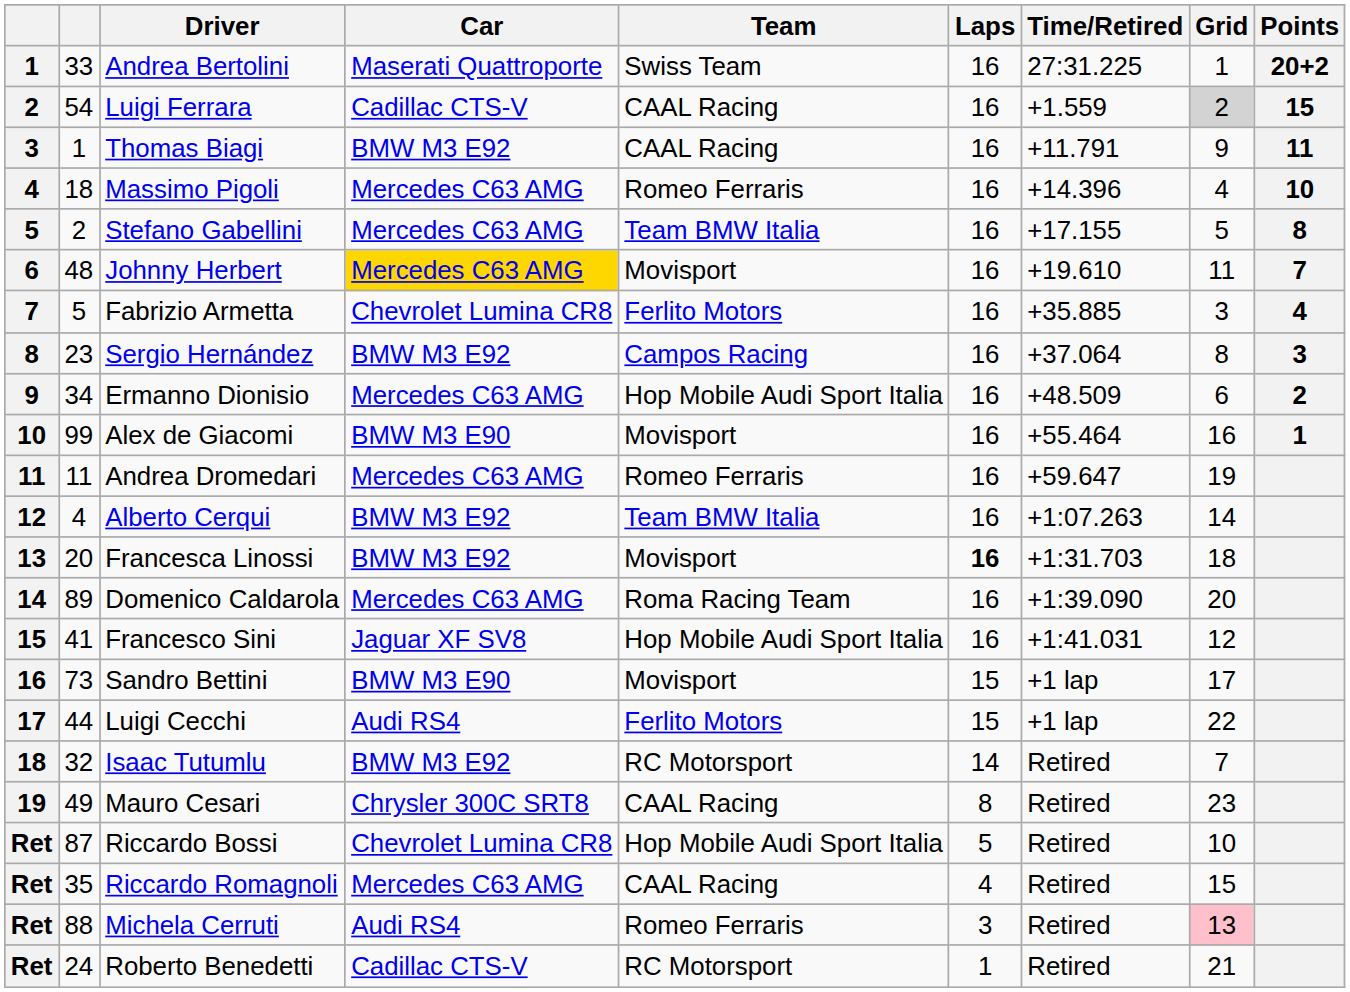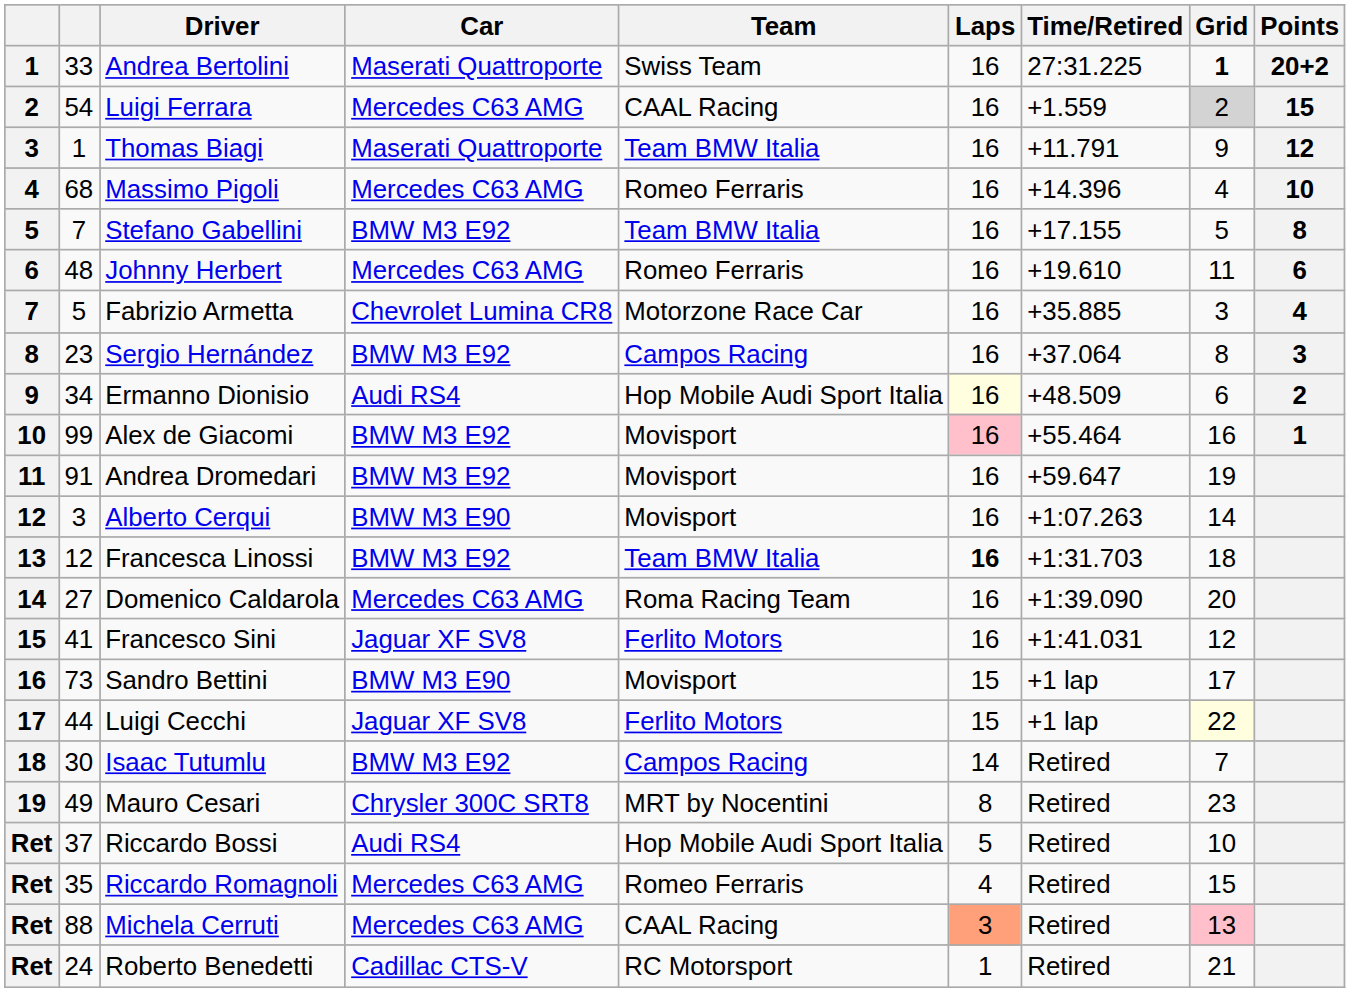(1222, 66) normal -> (1222, 66) bold
(439, 107) Cadillac CTS-V -> (467, 107) Mercedes C63 AMG
(431, 148) BMW M3 E92 -> (477, 148) Maserati Quattroporte
(701, 148) CAAL Racing -> (722, 148) Team BMW Italia
(1300, 148) 11 -> (1300, 148) 12
(79, 189) 18 -> (79, 189) 68
(79, 230) 2 -> (79, 230) 7
(467, 230) Mercedes C63 AMG -> (431, 230) BMW M3 E92
(467, 271) gold background -> (467, 271) no background
(680, 271) Movisport -> (714, 271) Romeo Ferraris
(1300, 271) 7 -> (1300, 271) 6
(703, 312) Ferlito Motors -> (743, 312) Motorzone Race Car
(467, 394) Mercedes C63 AMG -> (406, 394) Audi RS4
(985, 394) no background -> (985, 394) lightyellow background
(431, 435) BMW M3 E90 -> (431, 435) BMW M3 E92
(985, 435) no background -> (985, 435) pink background
(79, 475) 11 -> (79, 475) 91
(467, 475) Mercedes C63 AMG -> (431, 475) BMW M3 E92
(714, 475) Romeo Ferraris -> (680, 475) Movisport
(79, 516) 4 -> (79, 516) 3
(431, 516) BMW M3 E92 -> (431, 516) BMW M3 E90
(722, 516) Team BMW Italia -> (680, 516) Movisport
(79, 557) 20 -> (79, 557) 12
(680, 557) Movisport -> (722, 557) Team BMW Italia
(79, 598) 89 -> (79, 598) 27
(784, 639) Hop Mobile Audi Sport Italia -> (703, 639) Ferlito Motors
(406, 721) Audi RS4 -> (439, 721) Jaguar XF SV8
(1222, 721) no background -> (1222, 721) lightyellow background
(79, 762) 32 -> (79, 762) 30
(708, 762) RC Motorsport -> (716, 762) Campos Racing
(701, 803) CAAL Racing -> (726, 803) MRT by Nocentini
(79, 844) 87 -> (79, 844) 37
(482, 844) Chevrolet Lumina CR8 -> (406, 844) Audi RS4
(701, 885) CAAL Racing -> (714, 885) Romeo Ferraris
(406, 925) Audi RS4 -> (467, 925) Mercedes C63 AMG
(714, 925) Romeo Ferraris -> (701, 925) CAAL Racing
(985, 925) no background -> (985, 925) lightsalmon background
